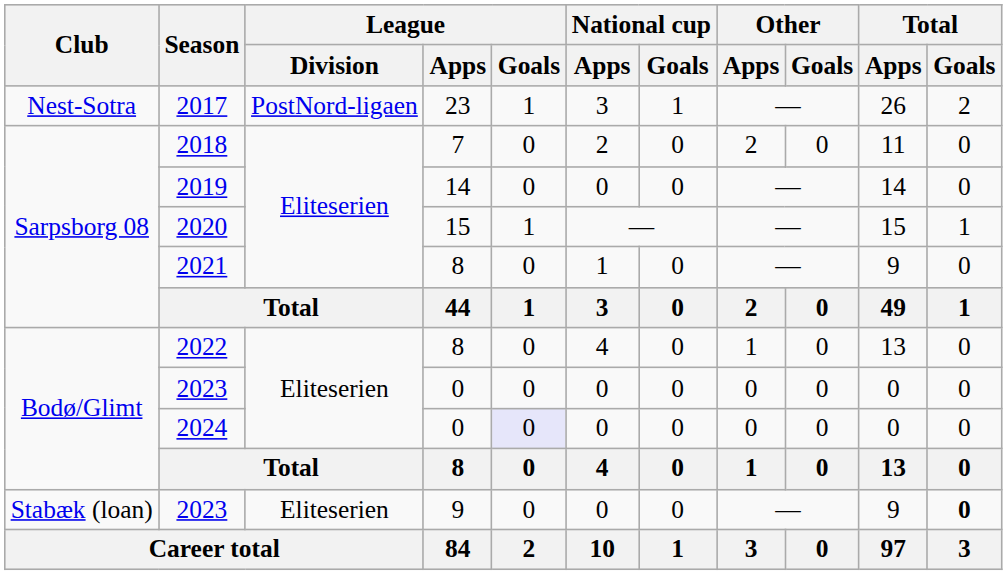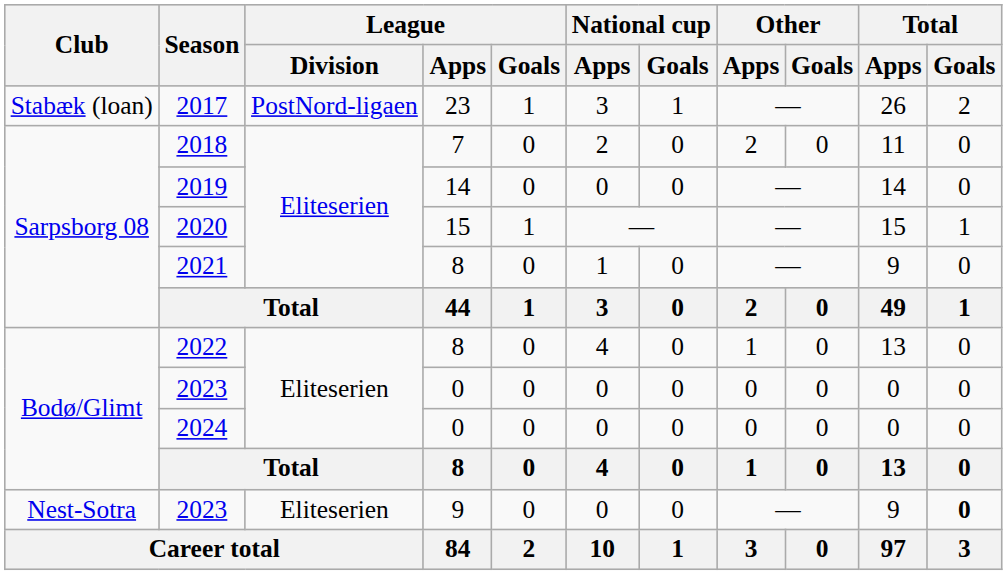(82, 105) Nest-Sotra -> (82, 105) Stabæk (loan)
(529, 428) lavender background -> (529, 428) no background
(82, 508) Stabæk (loan) -> (82, 508) Nest-Sotra
